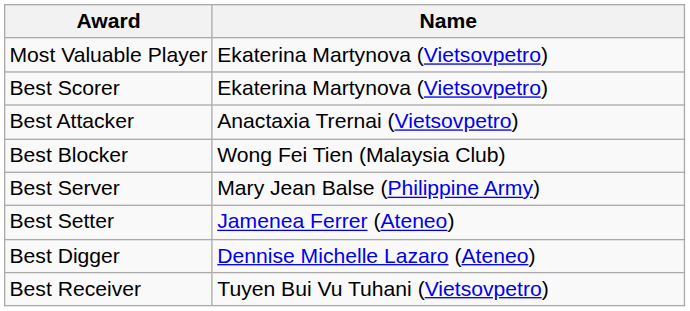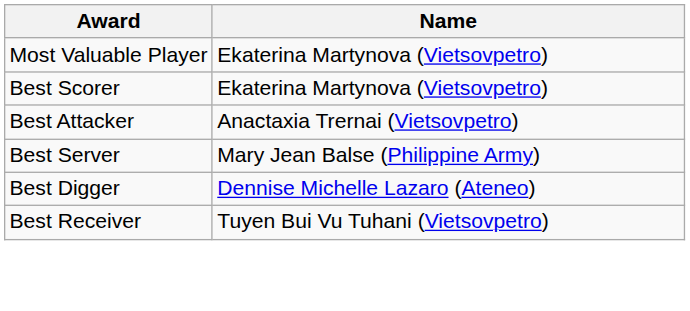- row: (69, 155)
- row: (62, 222)
